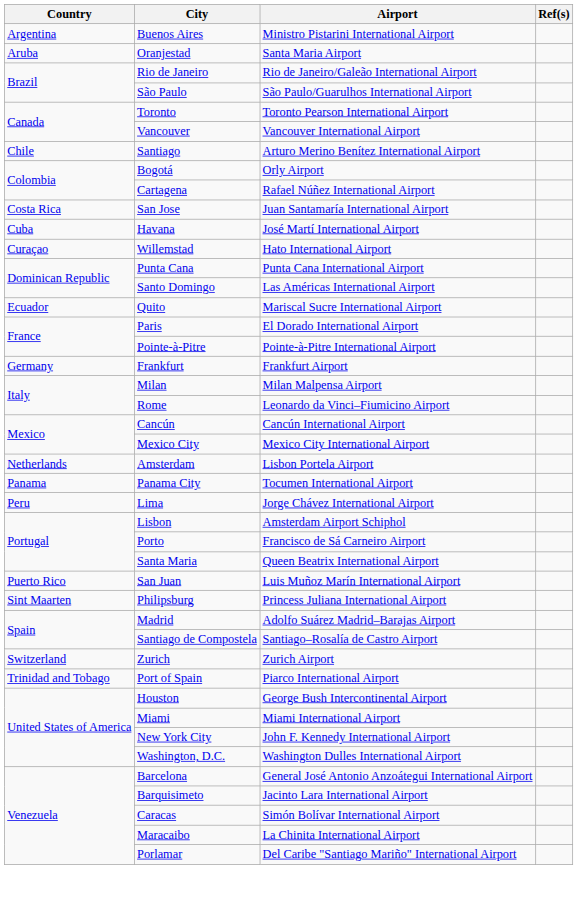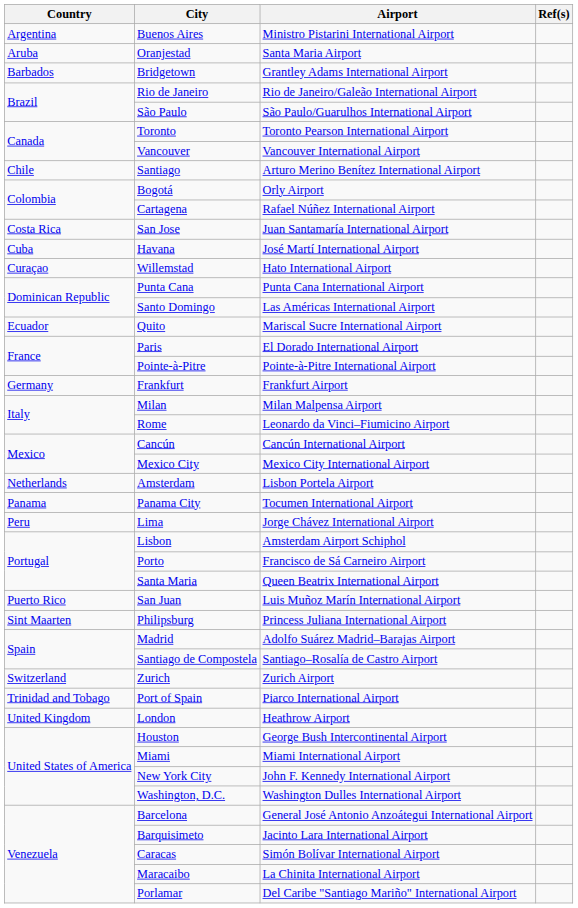+ row: (166, 72)
+ row: (156, 717)
